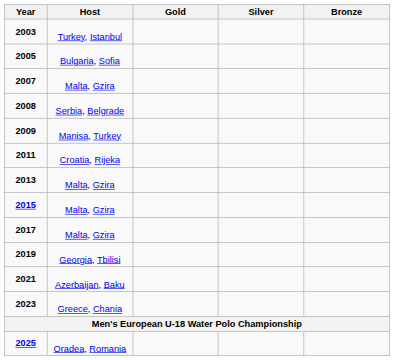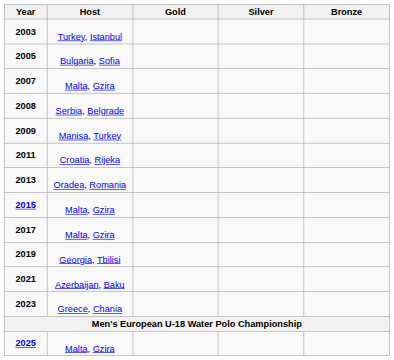(90, 186) Malta, Gzira -> (90, 186) Oradea, Romania
(90, 349) Oradea, Romania -> (90, 349) Malta, Gzira
